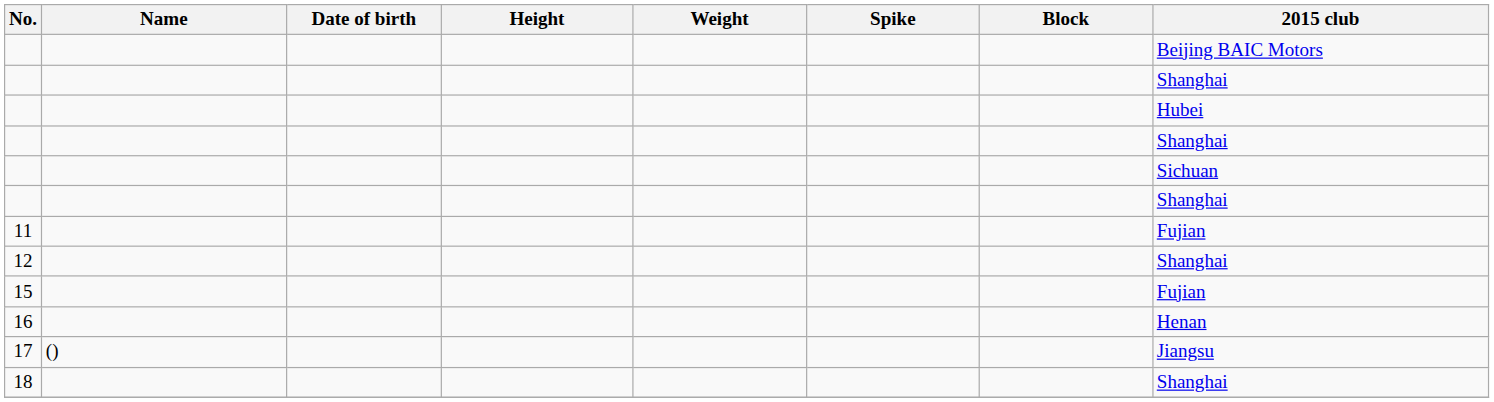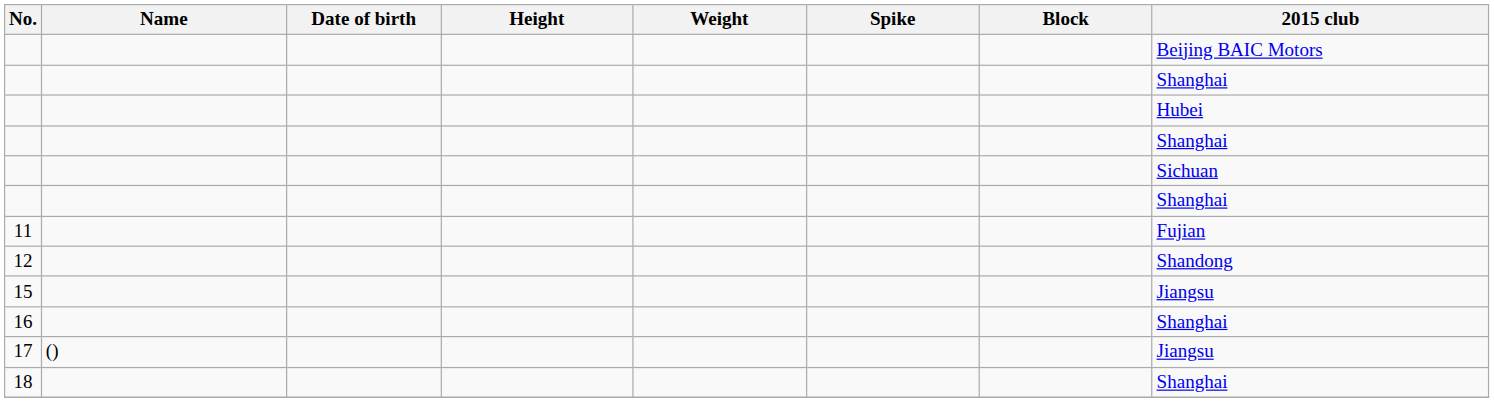(1192, 261) Shanghai -> (1195, 261) Shandong
(1181, 291) Fujian -> (1185, 291) Jiangsu
(1182, 321) Henan -> (1192, 321) Shanghai
